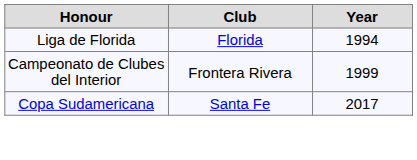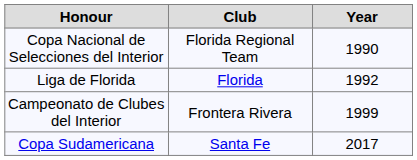+ row: (86, 48)
(362, 40) 1994 -> (362, 80) 1992
